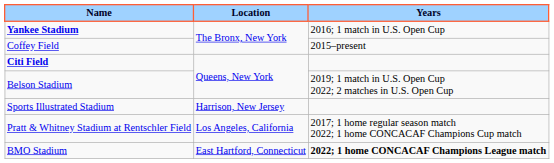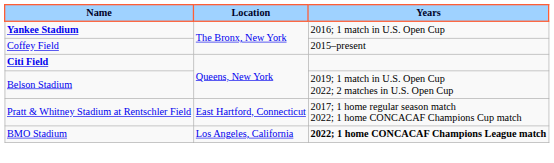- row: (60, 106)
(245, 128) Los Angeles, California -> (251, 112) East Hartford, Connecticut
(251, 150) East Hartford, Connecticut -> (245, 134) Los Angeles, California
